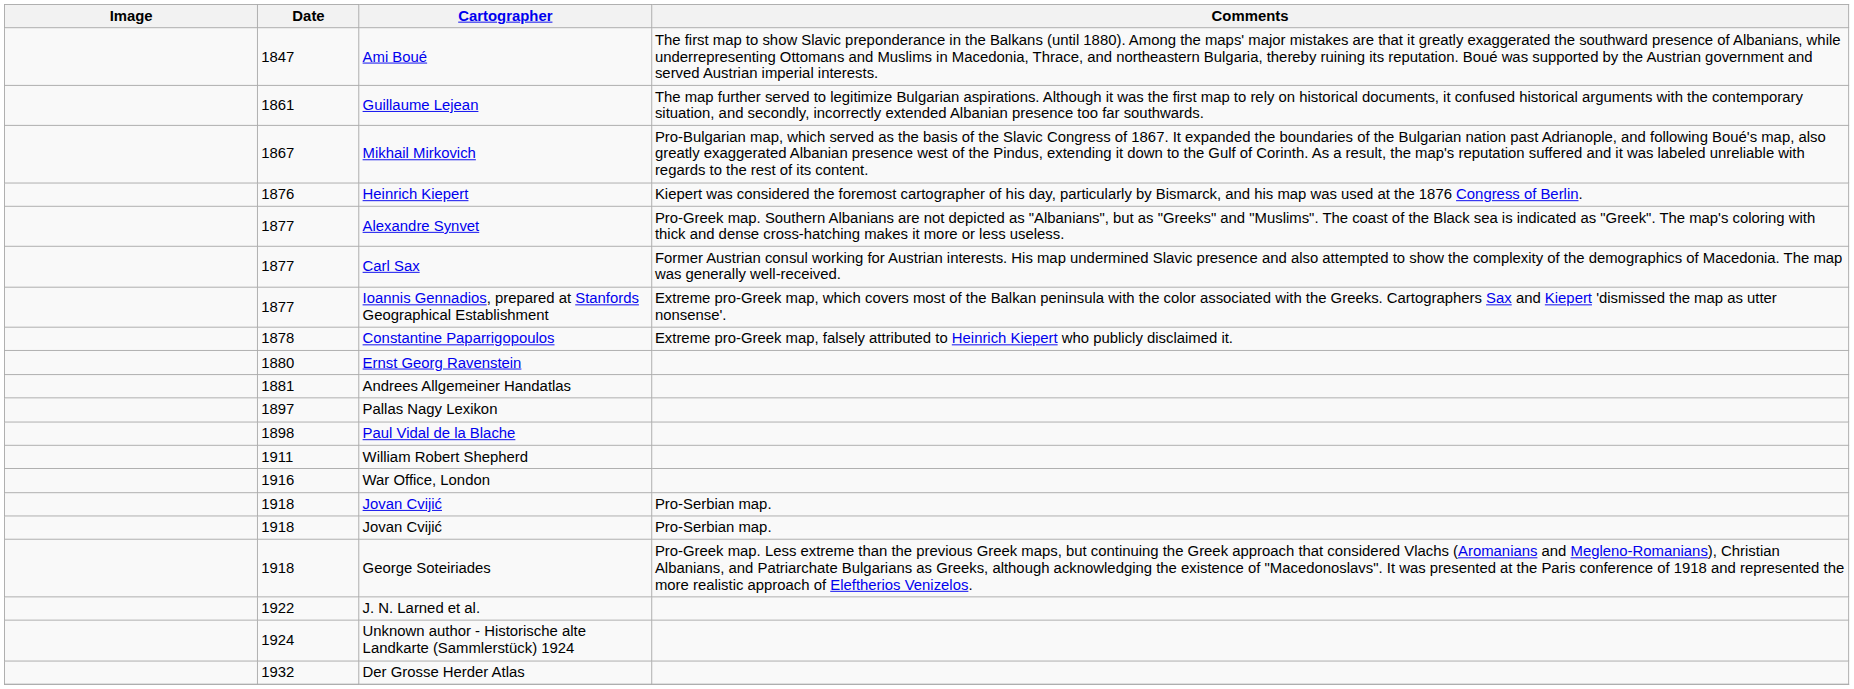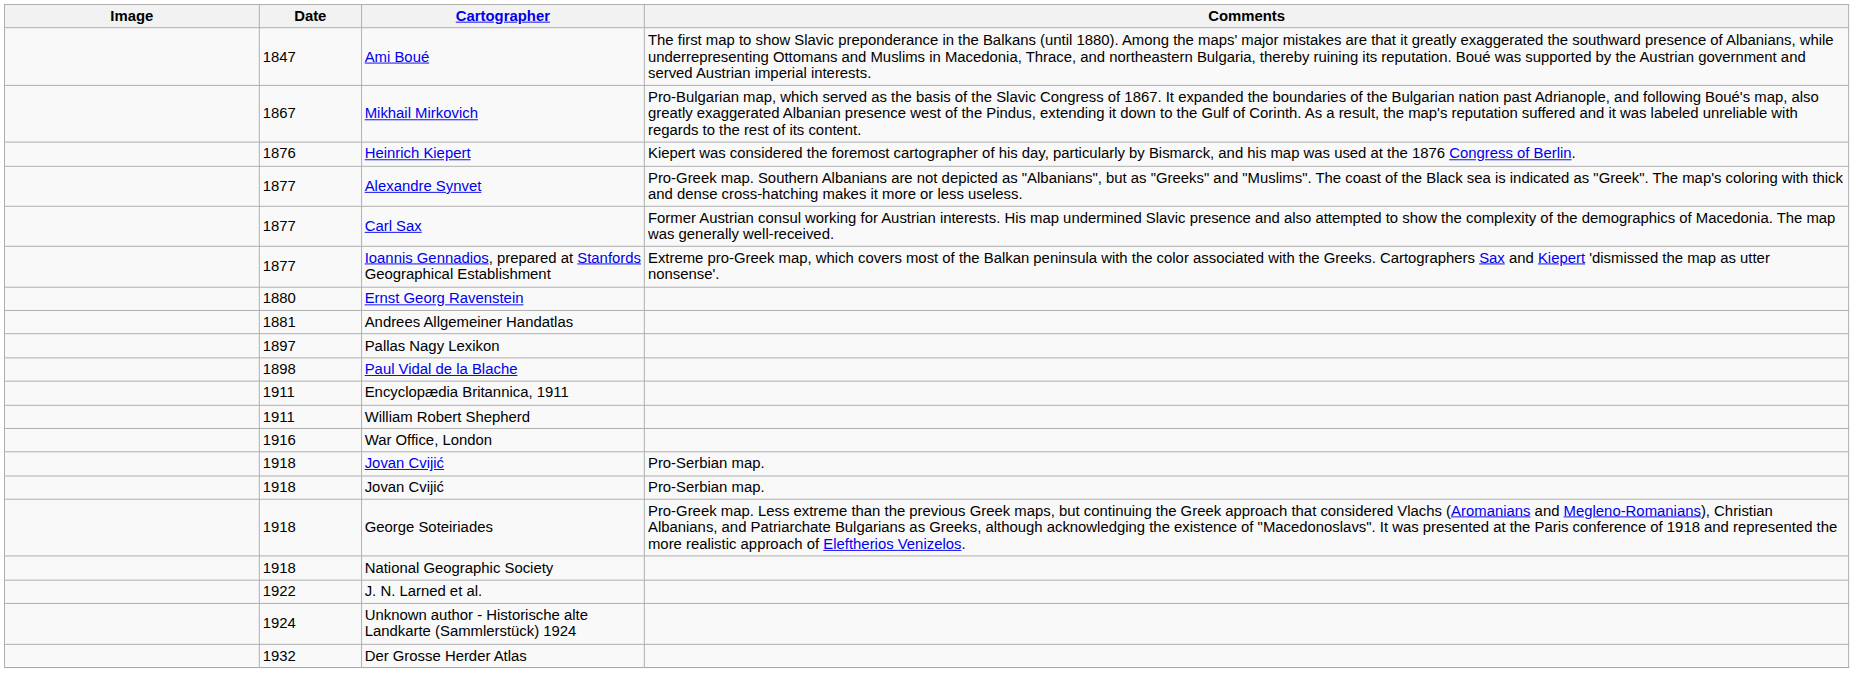- row: (278, 105)
- row: (278, 339)
+ row: (279, 393)
+ row: (279, 568)
